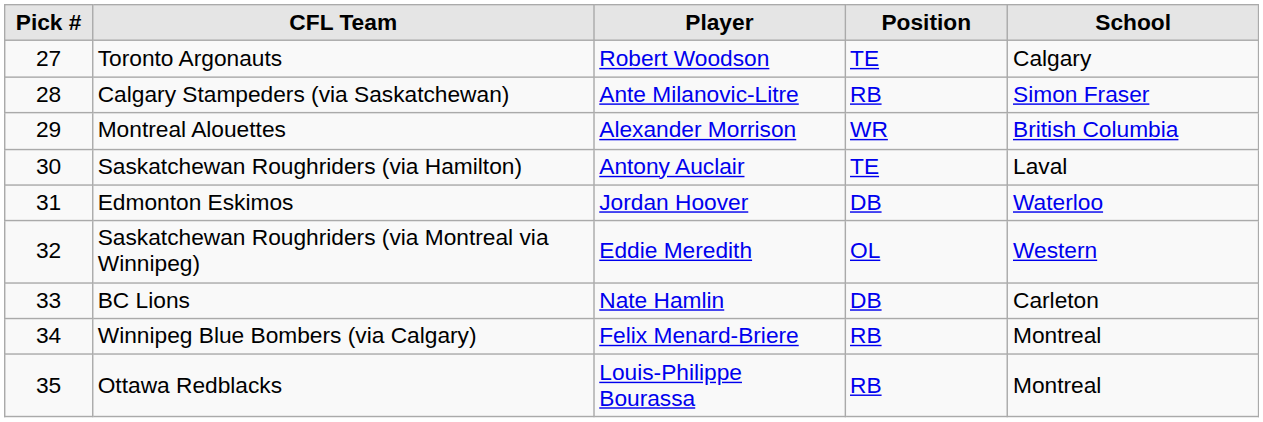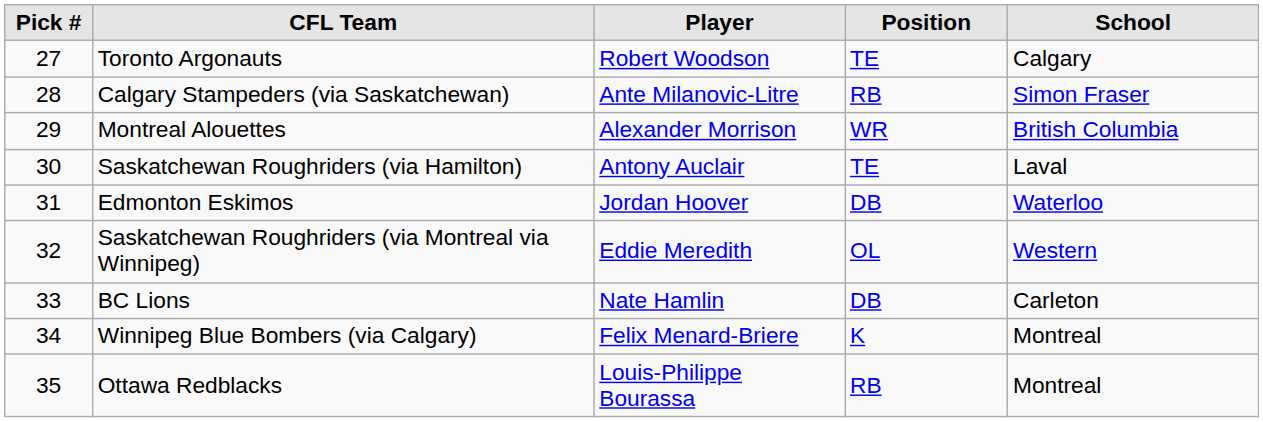(866, 336) RB -> (858, 336) K
